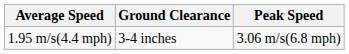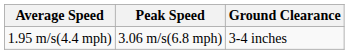columns swapped: (289, 15) <-> (174, 15)
